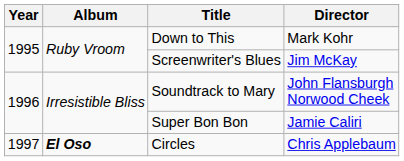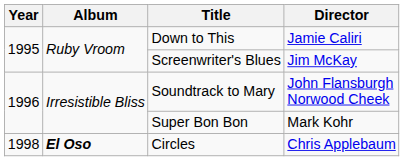(320, 38) Mark Kohr -> (325, 38) Jamie Caliri
(325, 122) Jamie Caliri -> (320, 122) Mark Kohr
(24, 144) 1997 -> (24, 144) 1998
